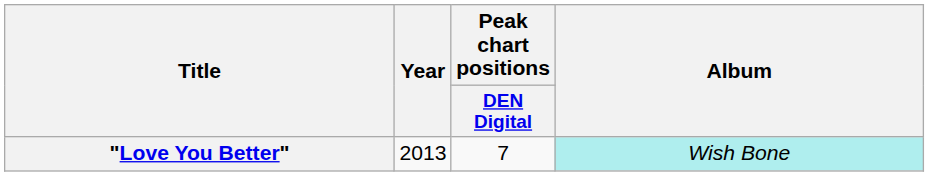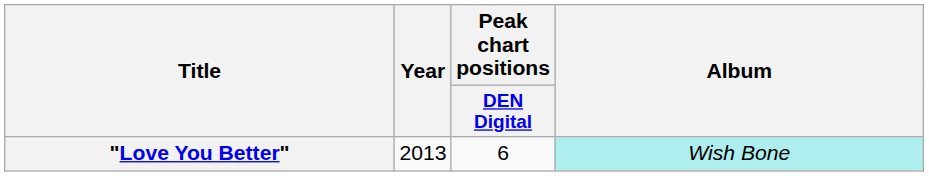(503, 153) 7 -> (503, 153) 6
